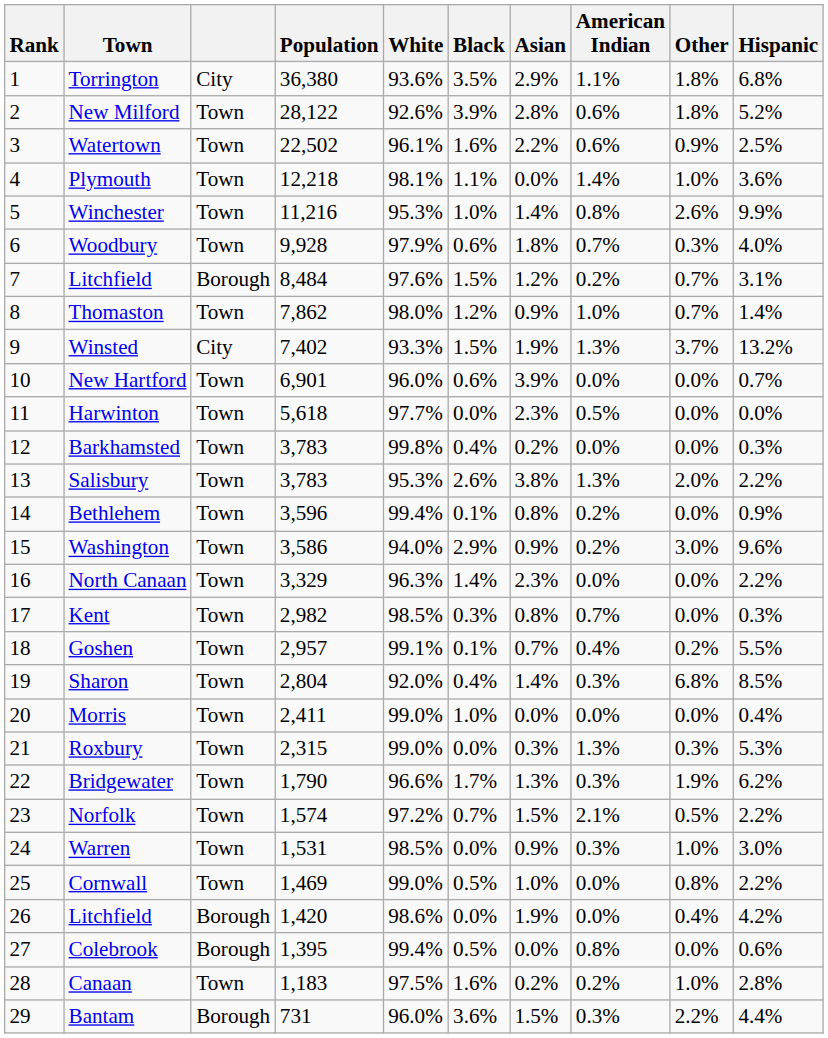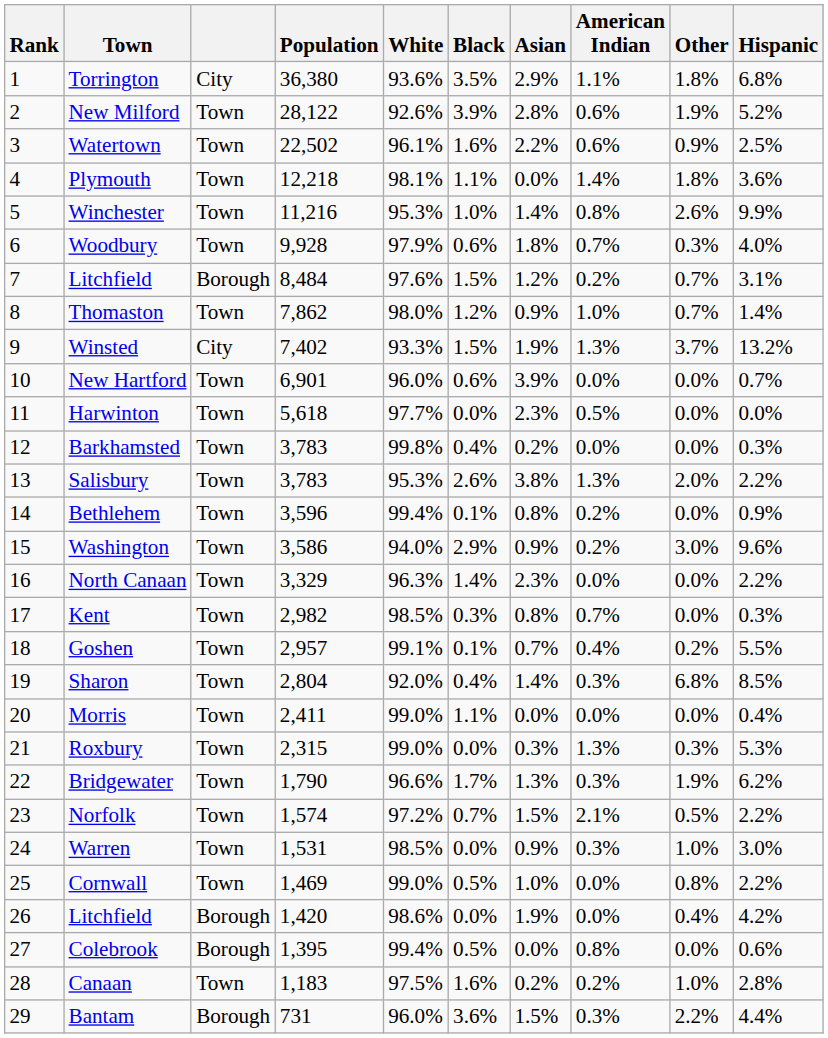(697, 111) 1.8% -> (697, 111) 1.9%
(697, 178) 1.0% -> (697, 178) 1.8%
(475, 714) 1.0% -> (475, 714) 1.1%
